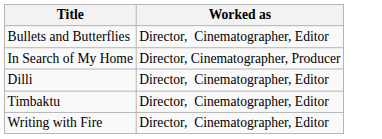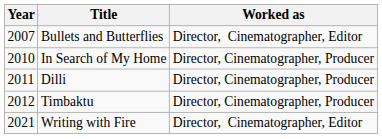+ column: (21, 15)
(234, 79) Director, Cinematographer, Editor -> (273, 79) Director, Cinematographer, Producer
(234, 101) Director, Cinematographer, Editor -> (273, 101) Director, Cinematographer, Producer
